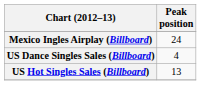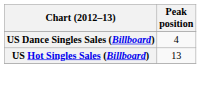- row: (81, 39)
